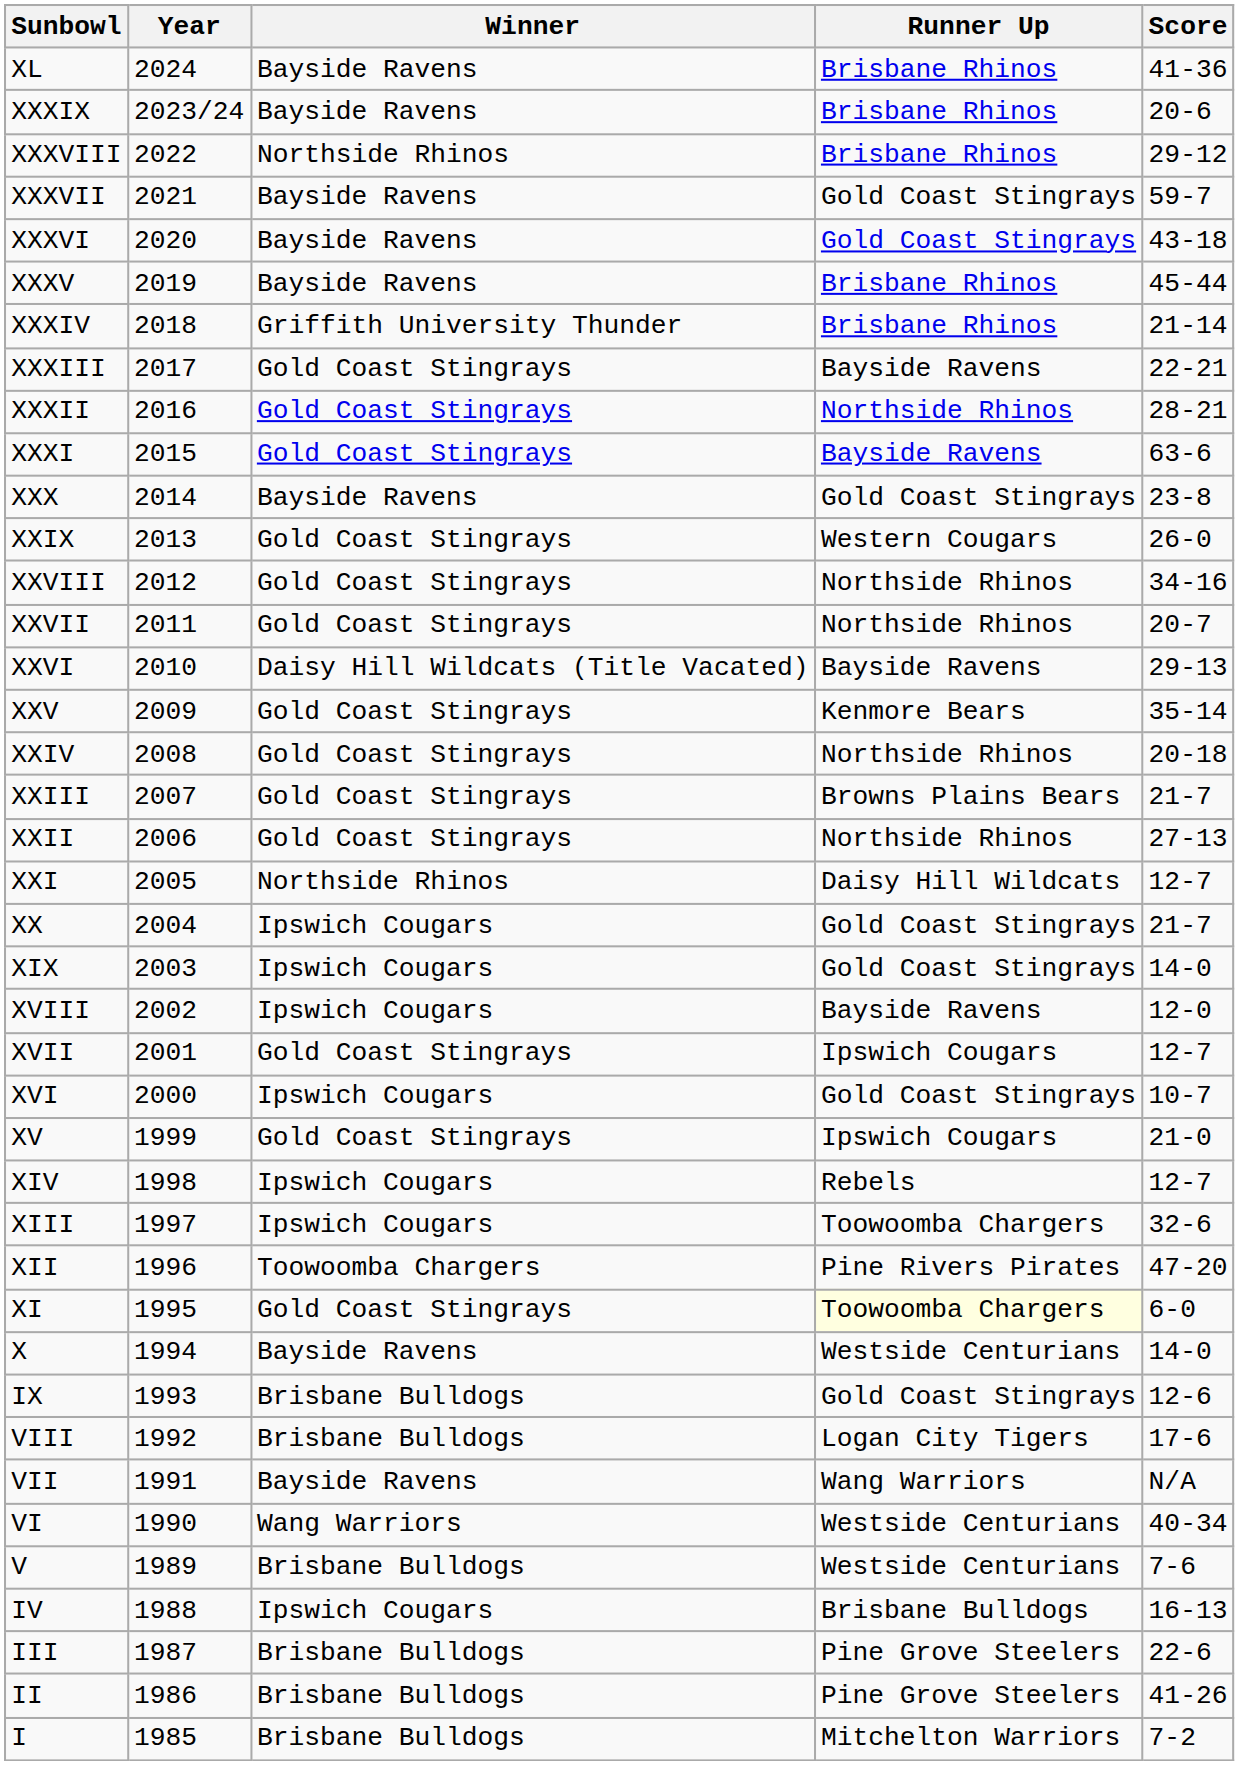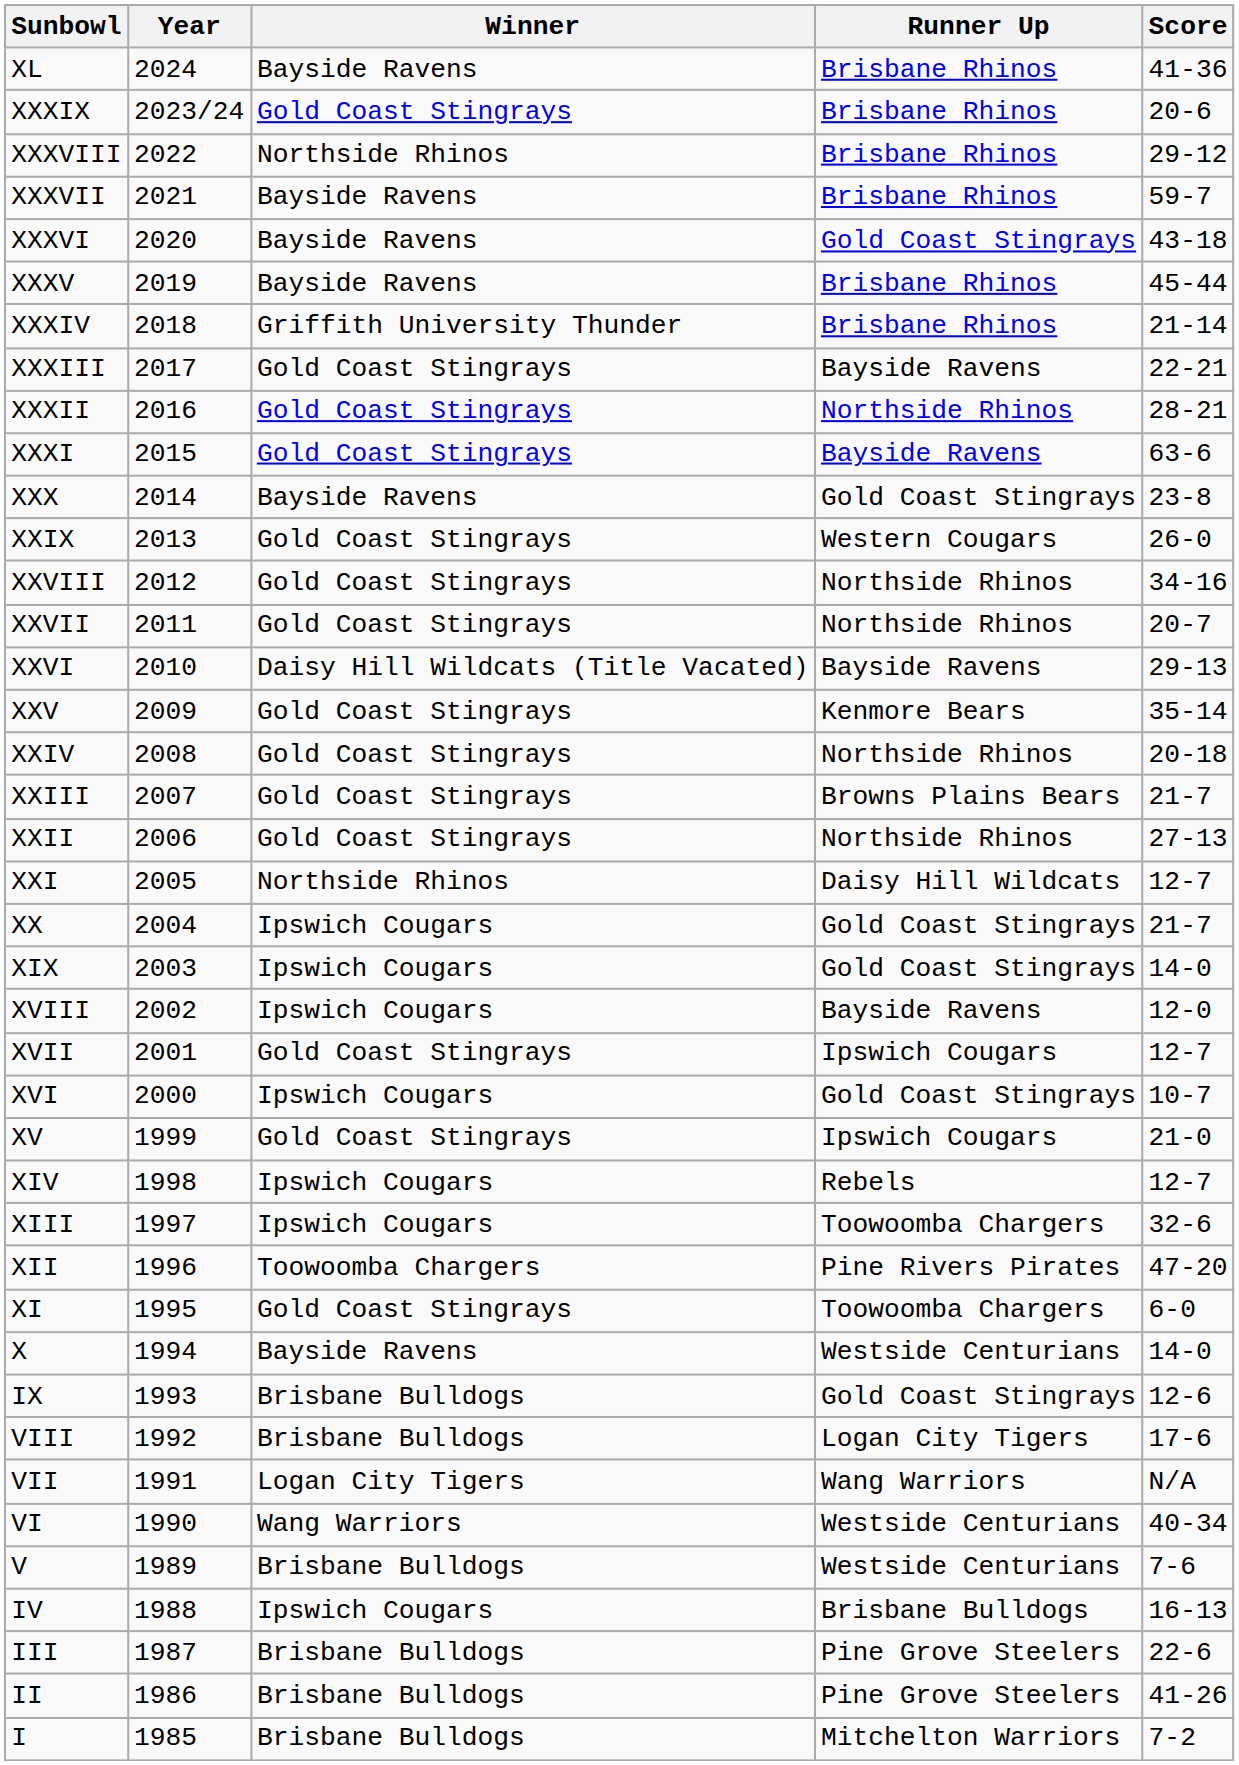(367, 112) Bayside Ravens -> (414, 112) Gold Coast Stingrays
(979, 198) Gold Coast Stingrays -> (939, 198) Brisbane Rhinos
(963, 1310) lightyellow background -> (963, 1310) no background
(367, 1482) Bayside Ravens -> (391, 1482) Logan City Tigers
